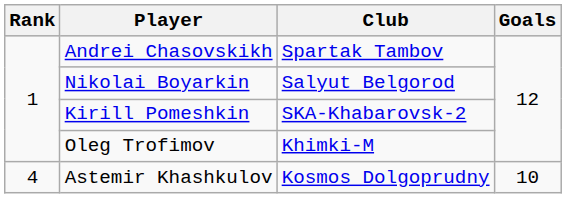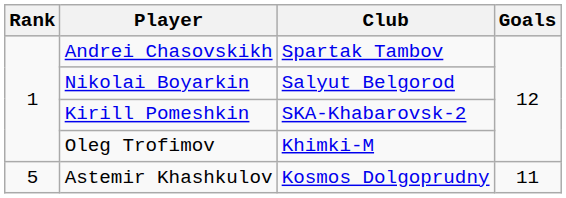(32, 177) 4 -> (32, 177) 5
(528, 177) 10 -> (528, 177) 11
